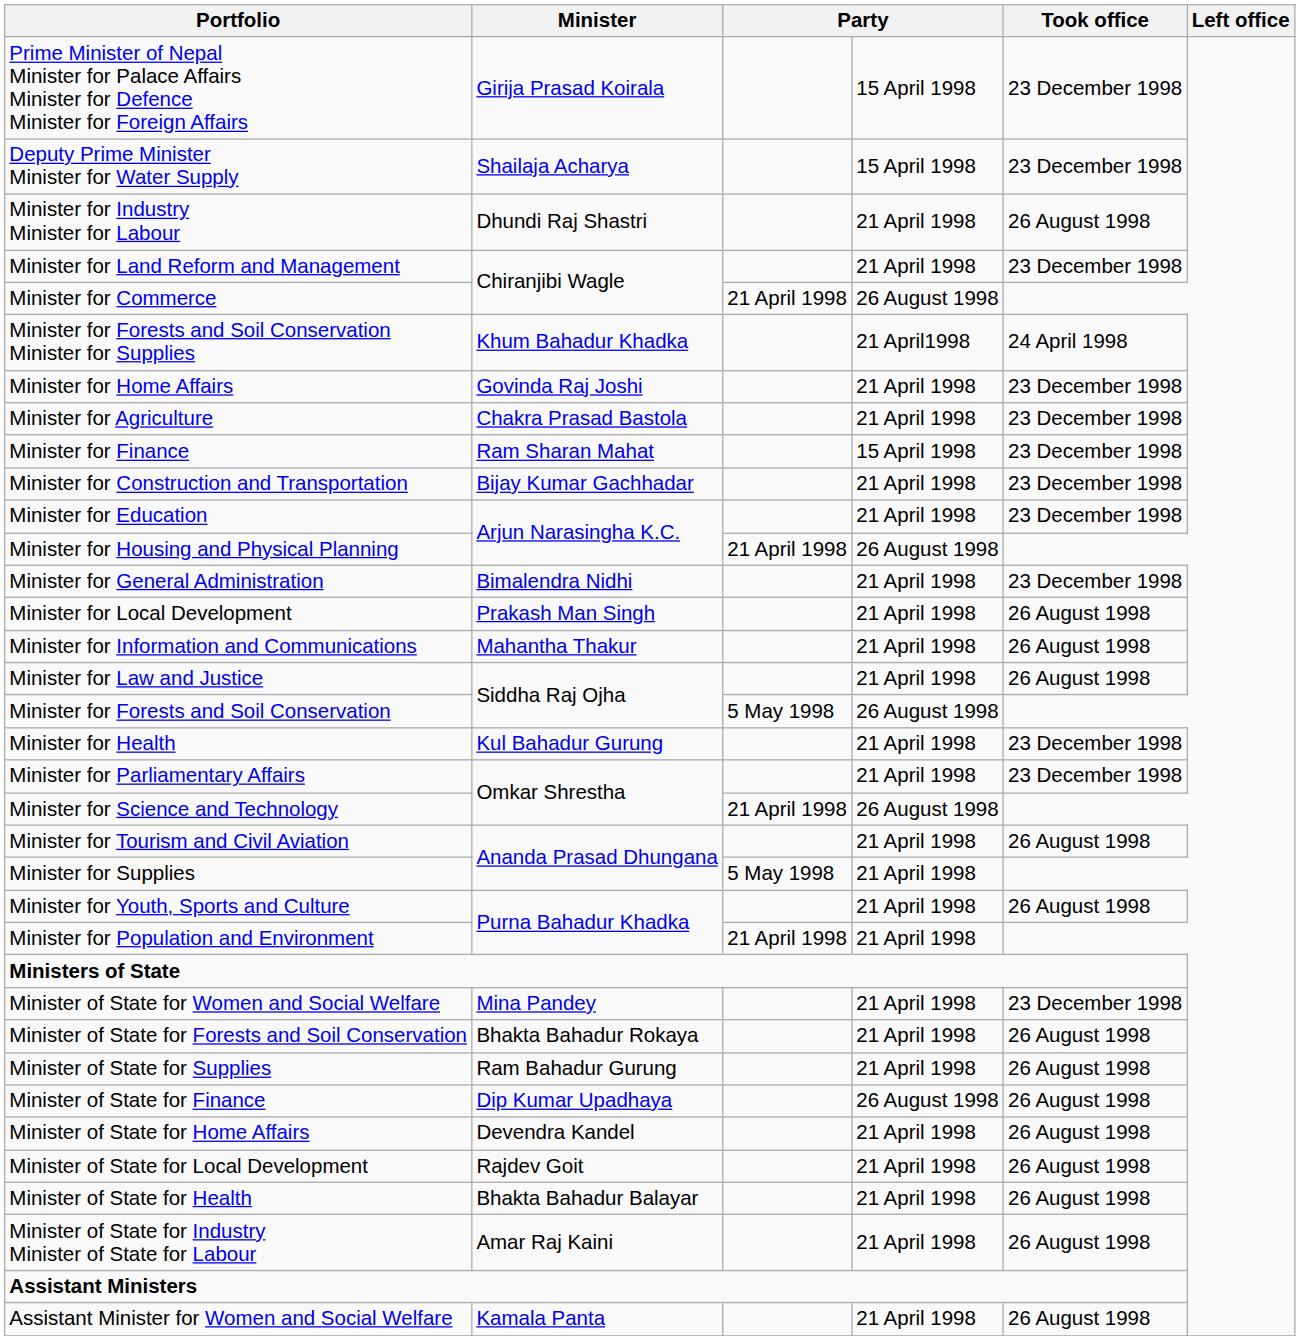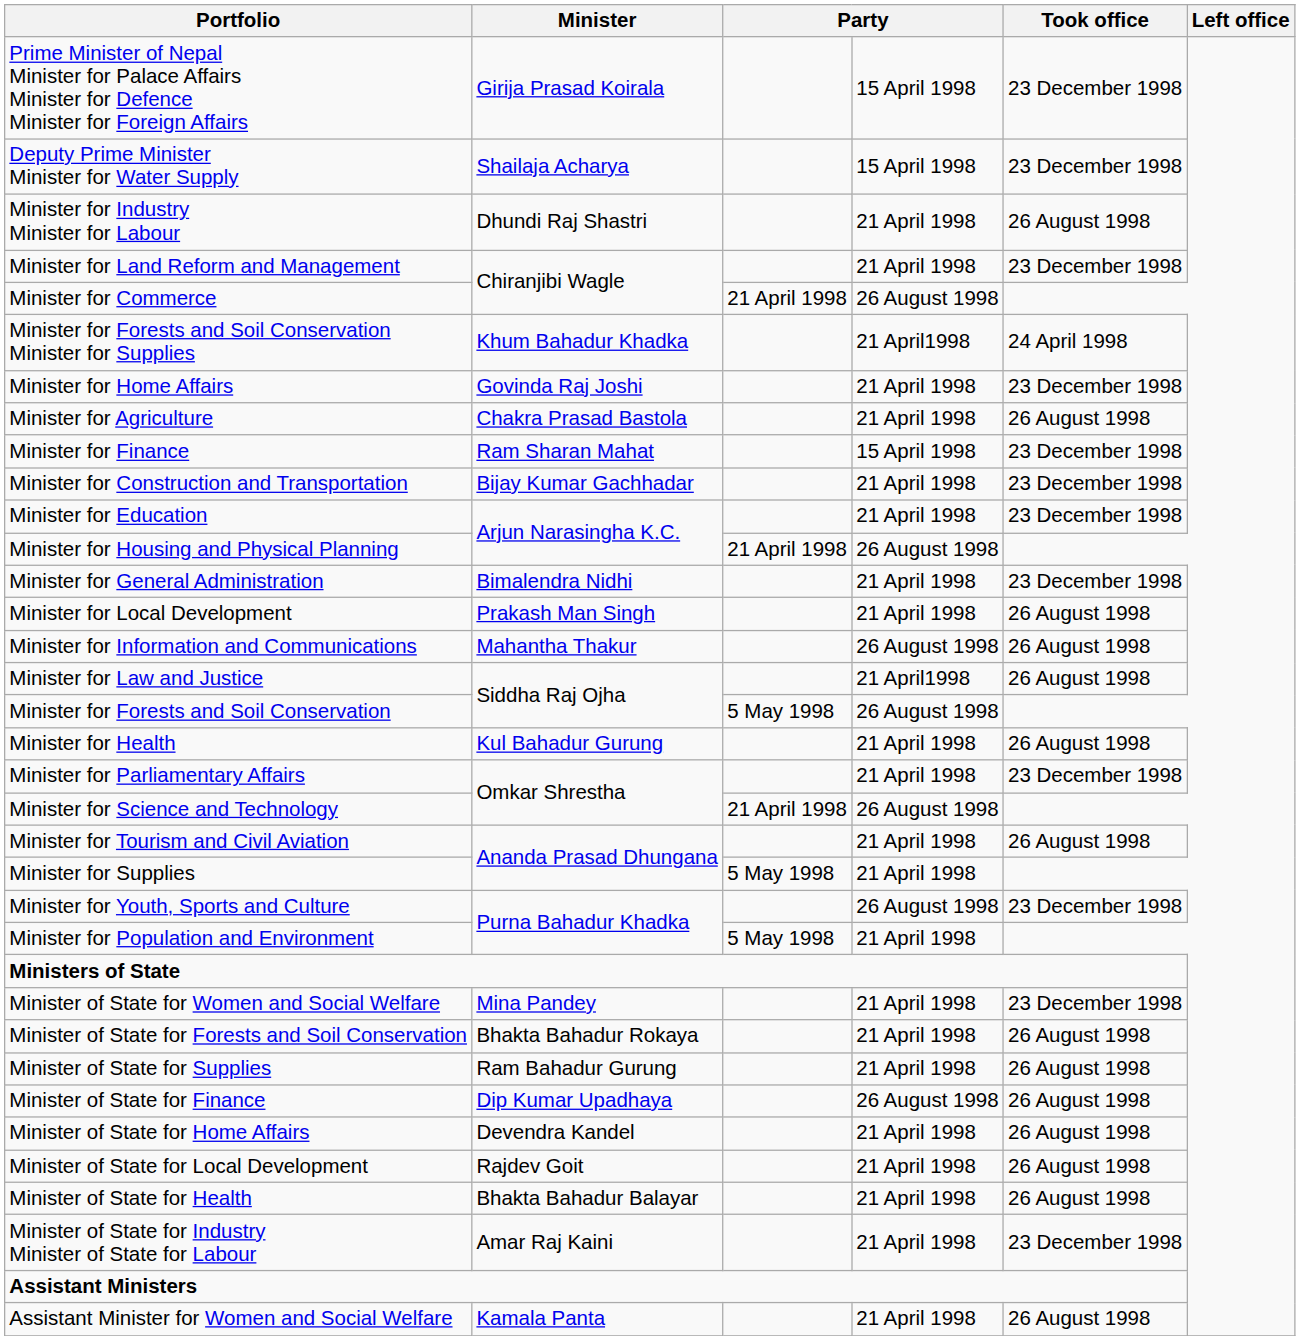(1095, 418) 23 December 1998 -> (1079, 418) 26 August 1998
(916, 646) 21 April 1998 -> (927, 646) 26 August 1998
(916, 678) 21 April 1998 -> (913, 678) 21 April1998
(1095, 743) 23 December 1998 -> (1079, 743) 26 August 1998
(916, 906) 21 April 1998 -> (927, 906) 26 August 1998
(1079, 906) 26 August 1998 -> (1095, 906) 23 December 1998
(787, 938) 21 April 1998 -> (781, 938) 5 May 1998
(1079, 1242) 26 August 1998 -> (1095, 1242) 23 December 1998
